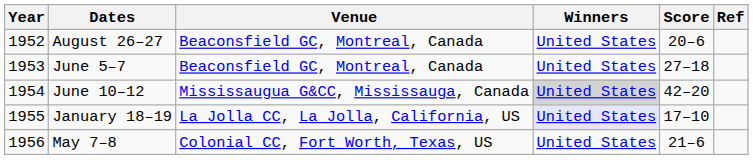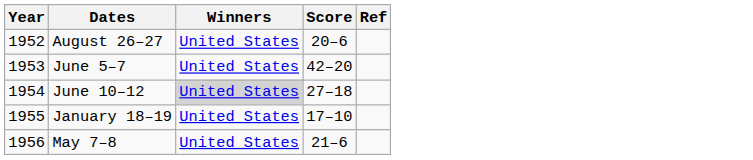- column: (354, 17)
(687, 67) 27–18 -> (329, 67) 42–20
(687, 92) 42–20 -> (329, 92) 27–18
(596, 117) lavender background -> (239, 117) no background
